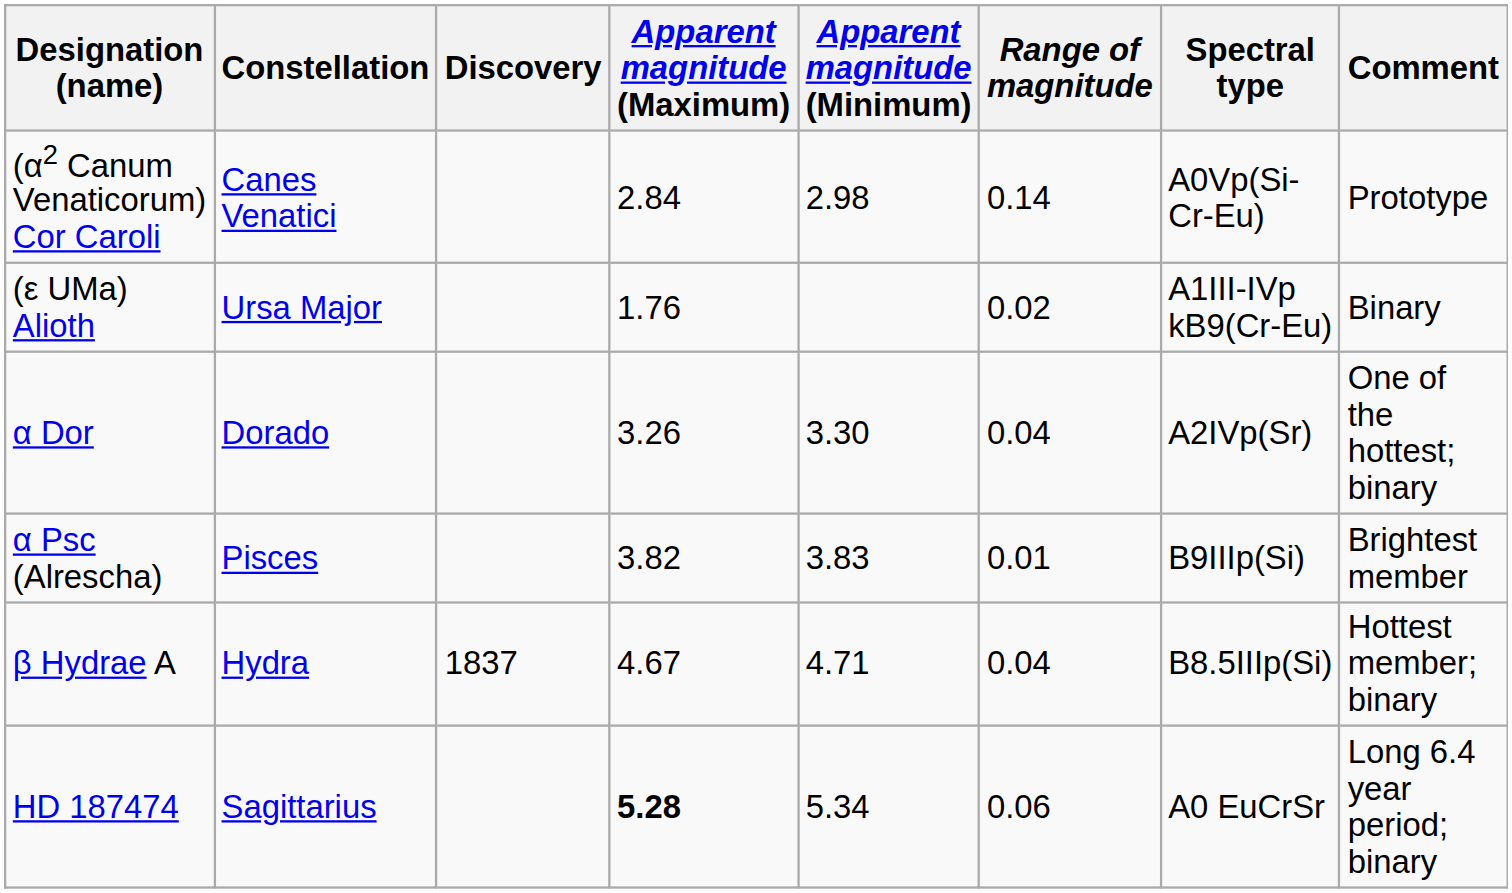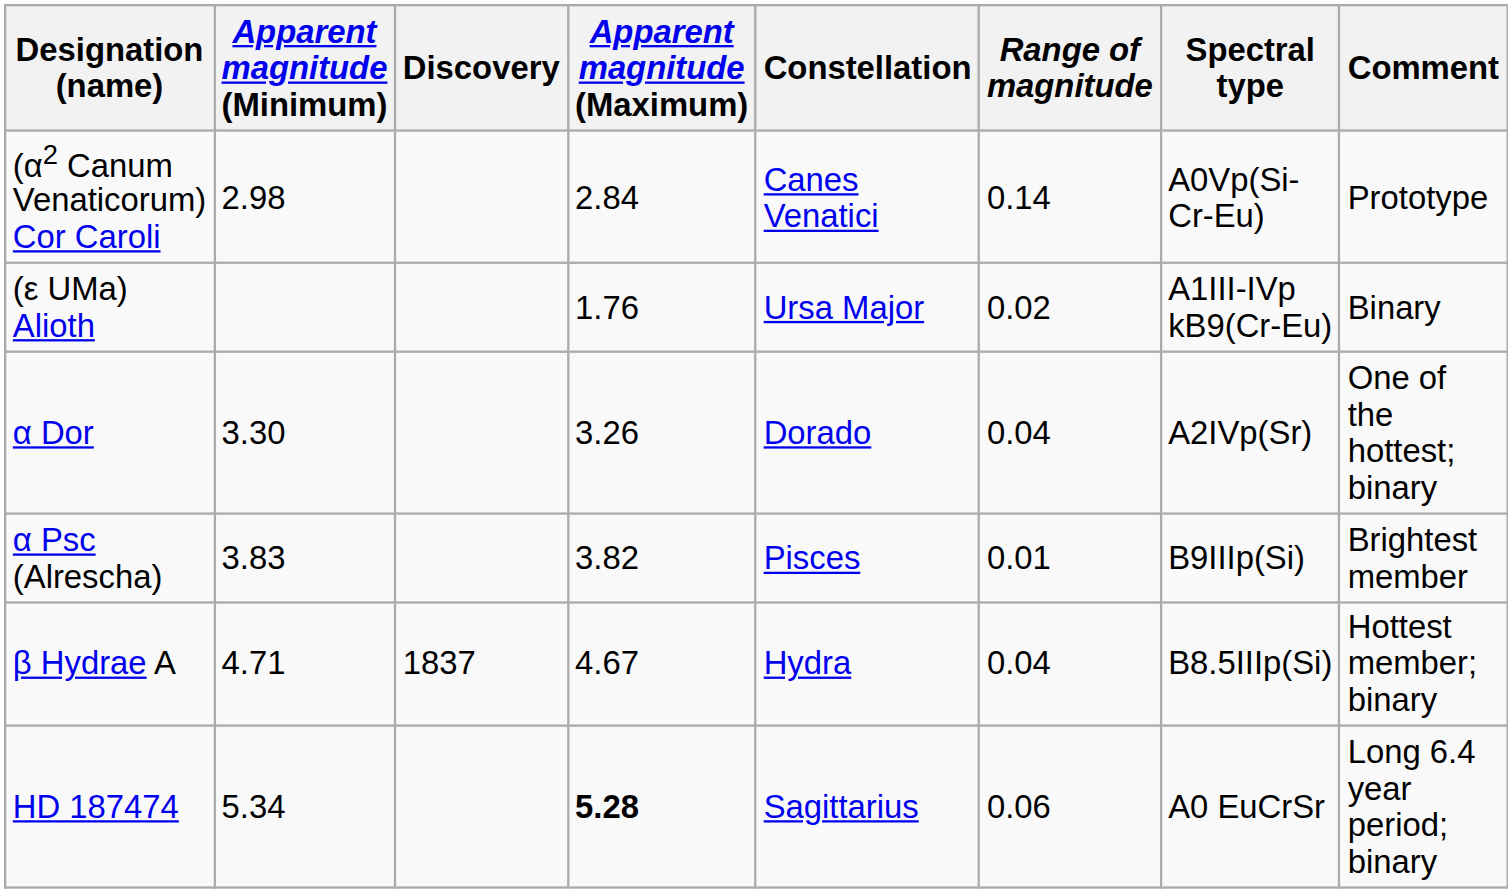columns swapped: (325, 68) <-> (889, 68)
